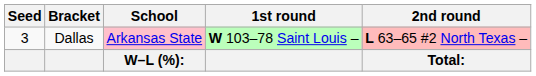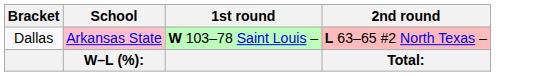- column: (25, 16)
